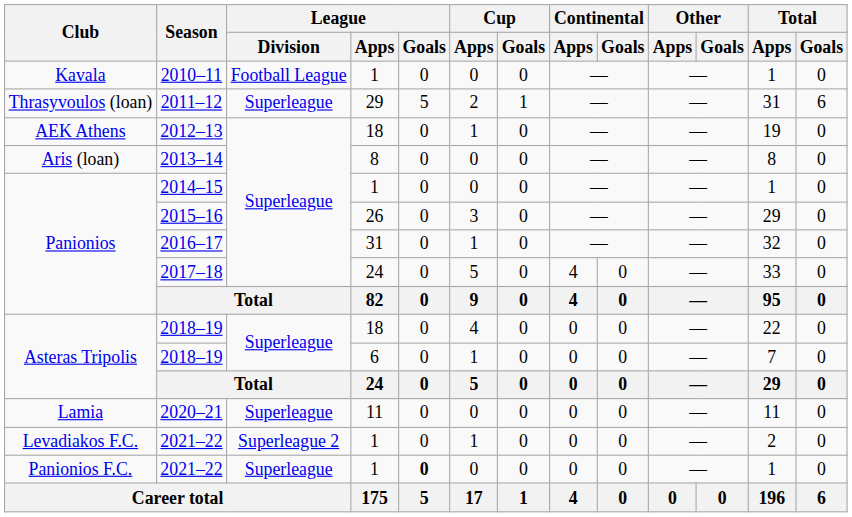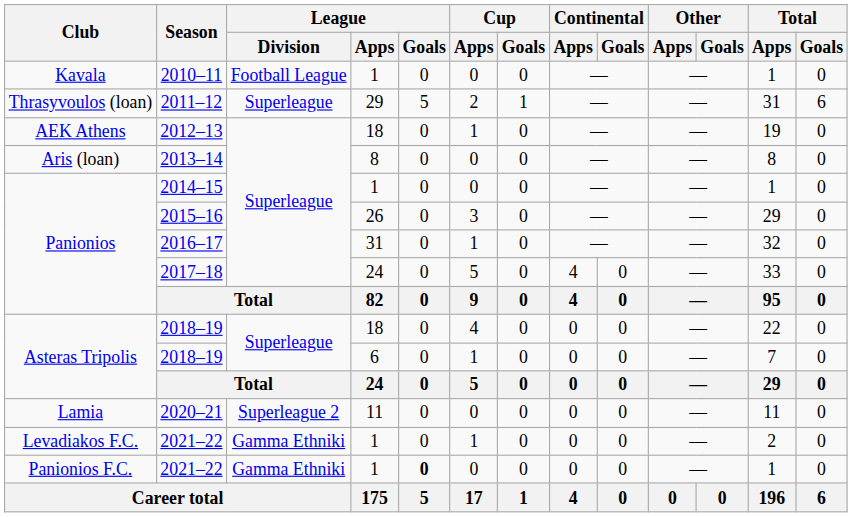(289, 412) Superleague -> (289, 412) Superleague 2
(289, 441) Superleague 2 -> (289, 441) Gamma Ethniki
(289, 469) Superleague -> (289, 469) Gamma Ethniki
